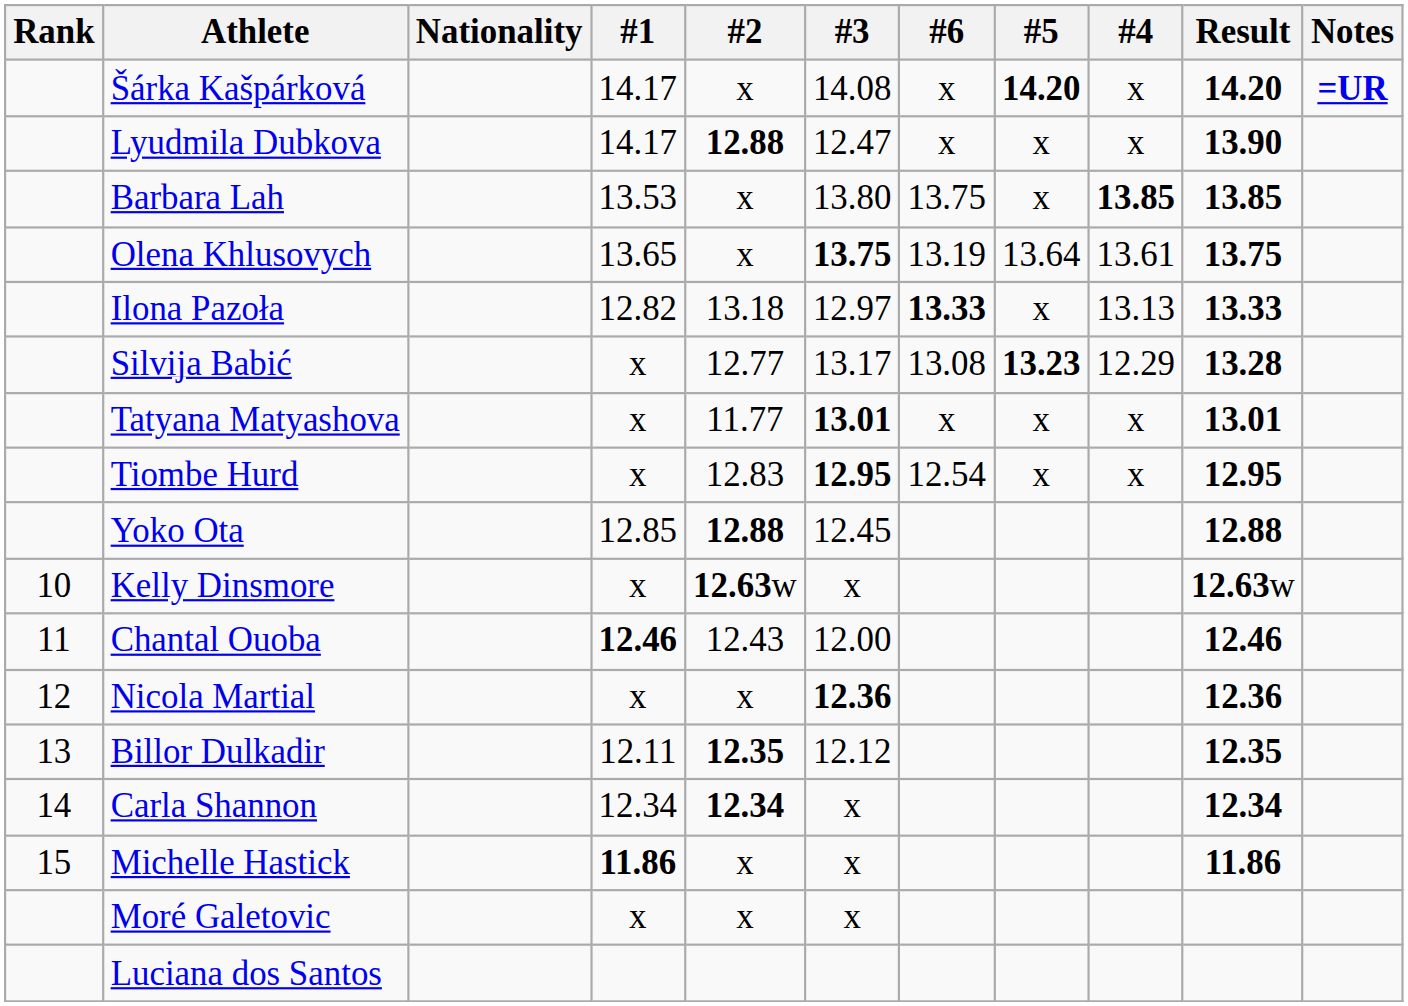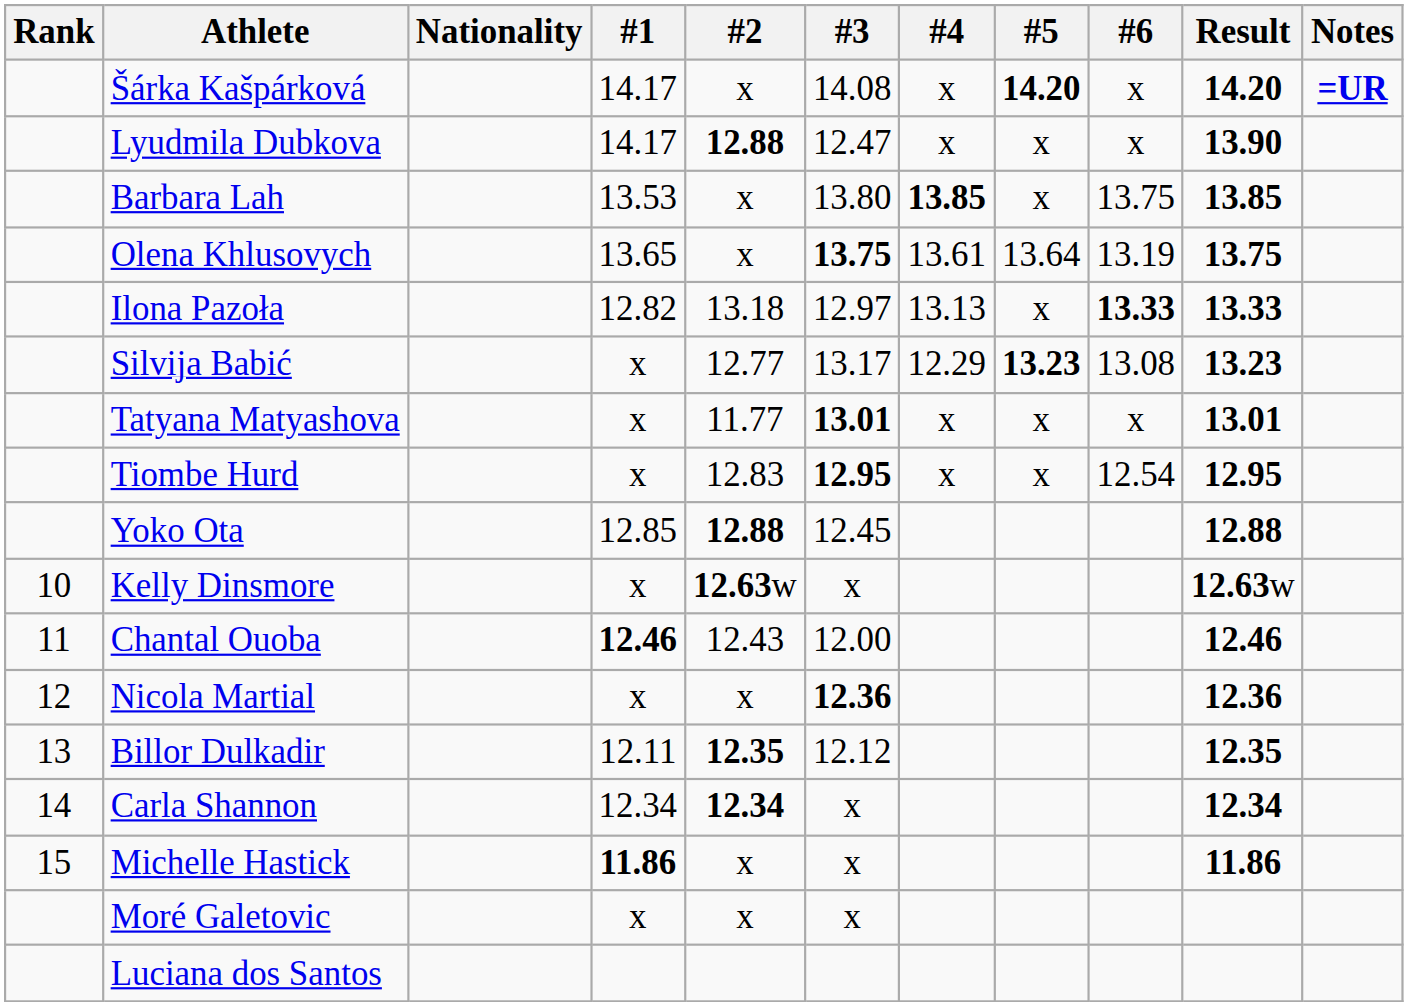columns swapped: (1136, 32) <-> (947, 32)
(1243, 364) 13.28 -> (1243, 364) 13.23
